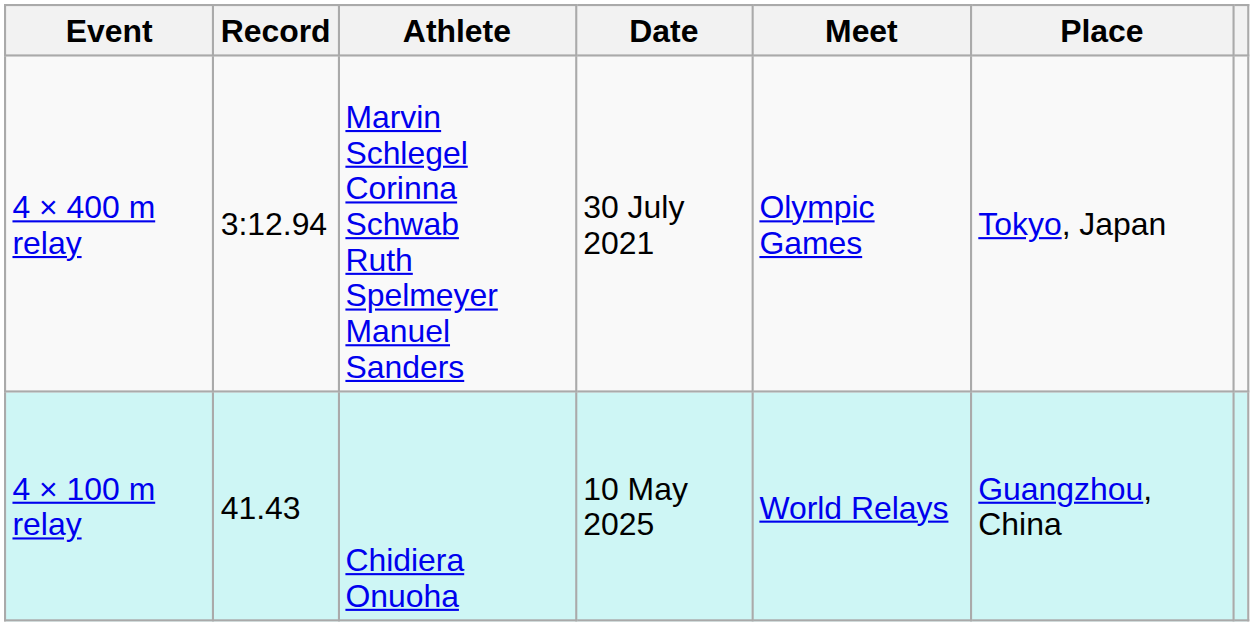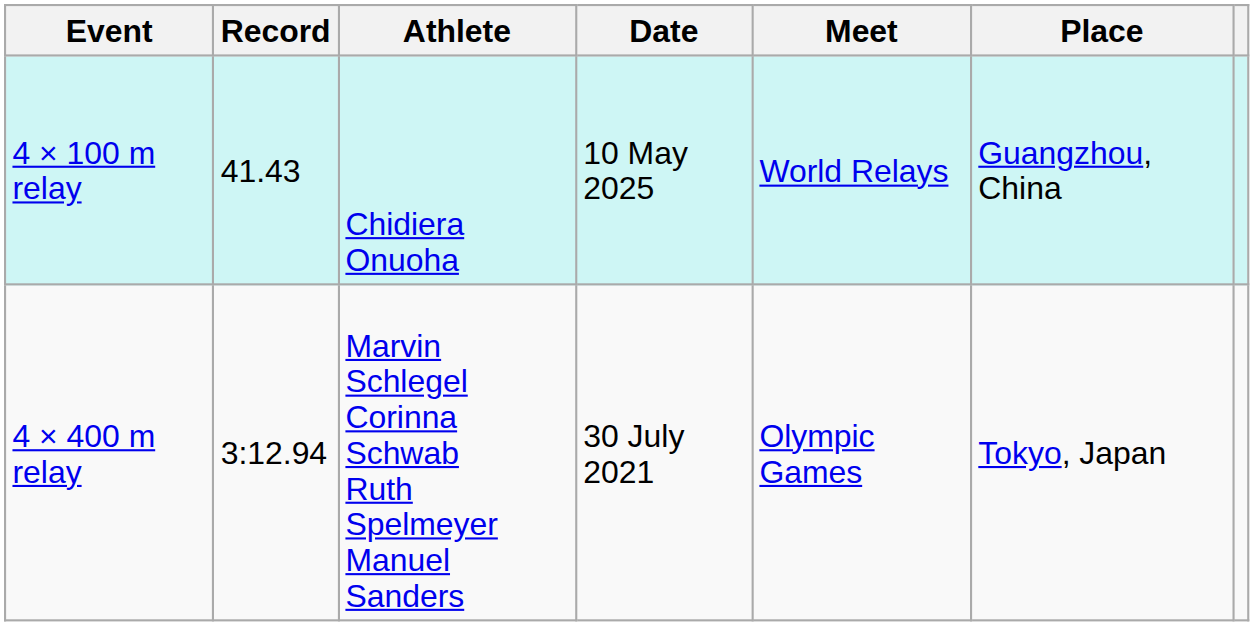rows swapped: (84, 506) <-> (84, 224)
